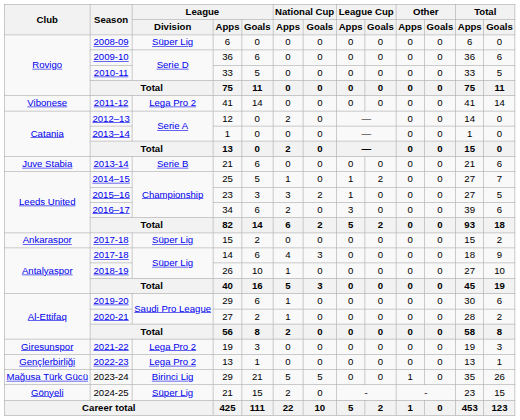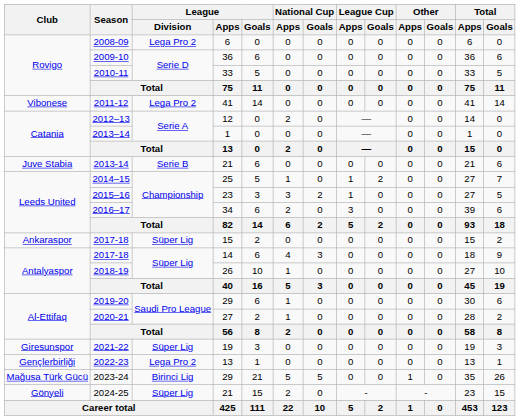(173, 42) Süper Lig -> (173, 42) Lega Pro 2
(173, 347) Lega Pro 2 -> (173, 347) Süper Lig
